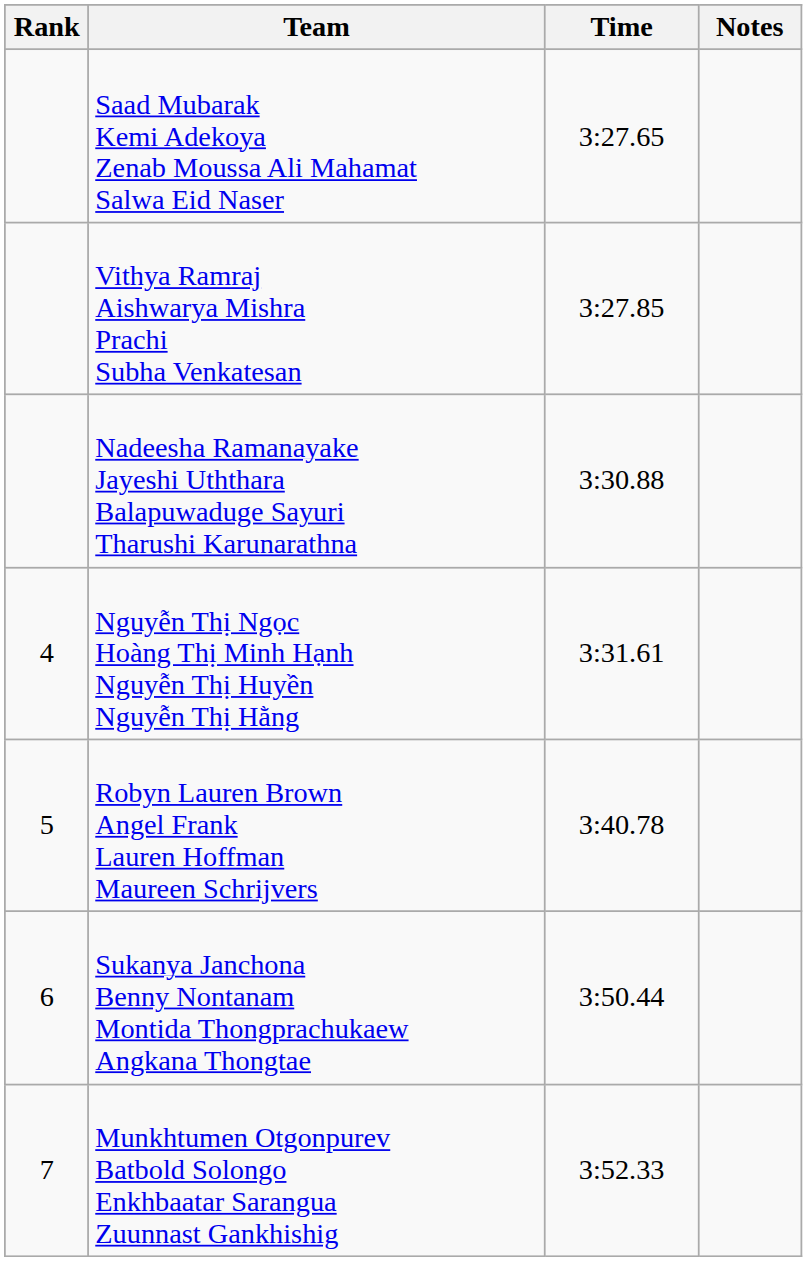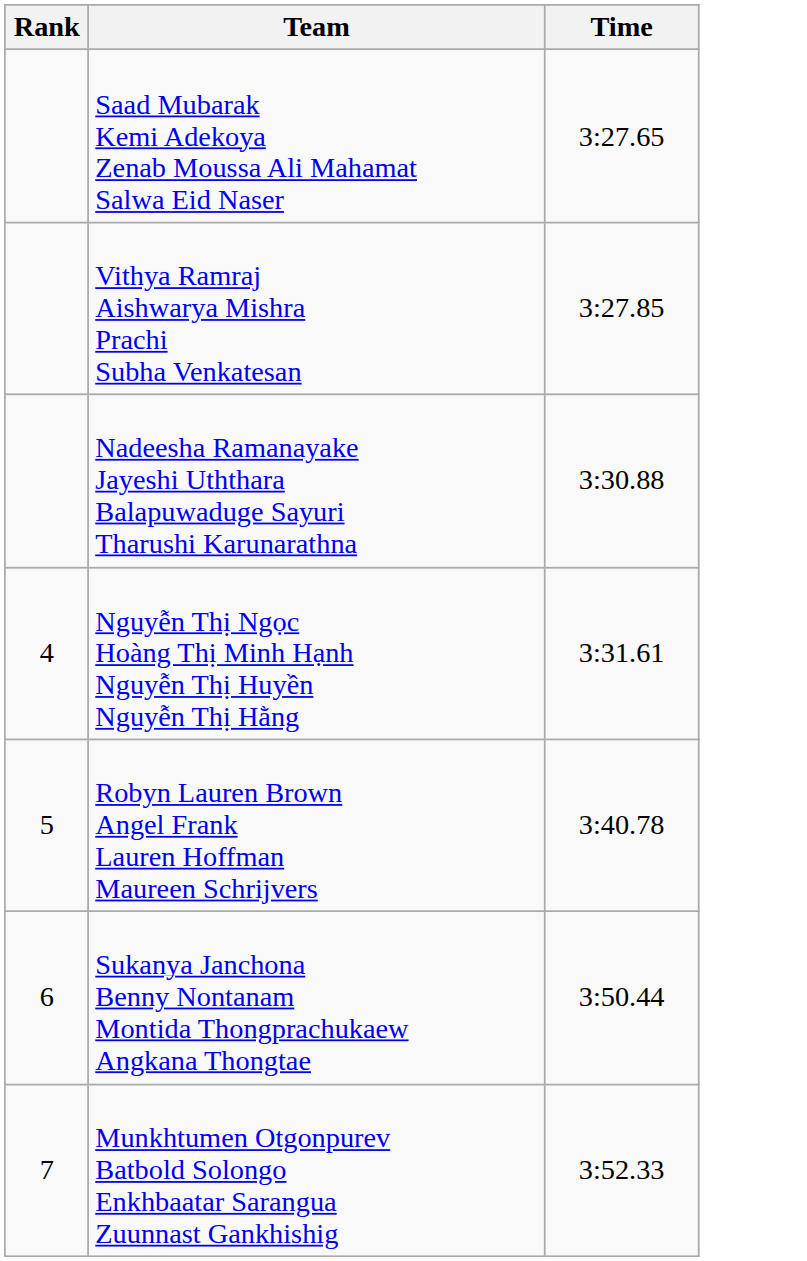- column: (750, 26)
